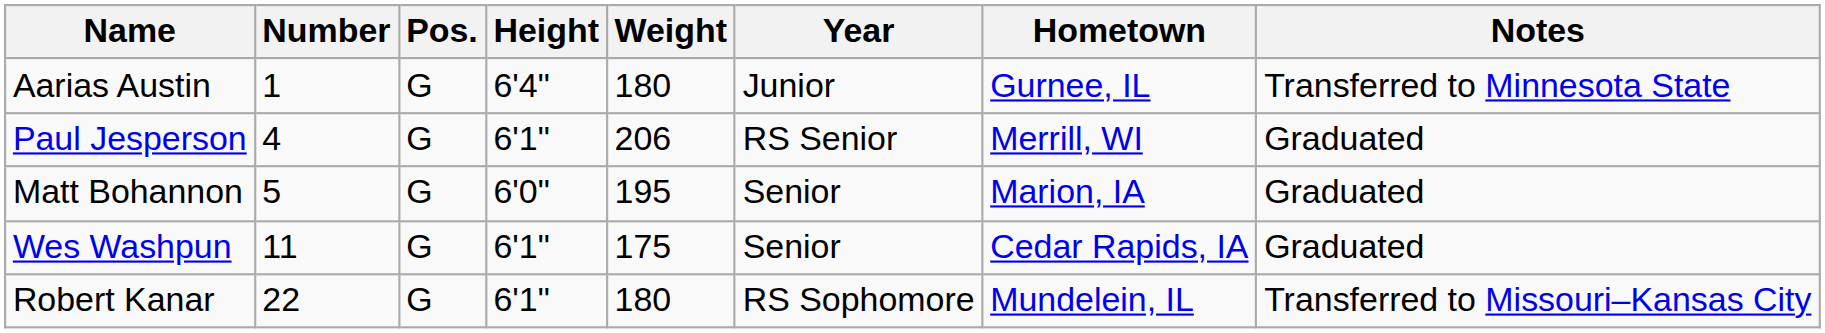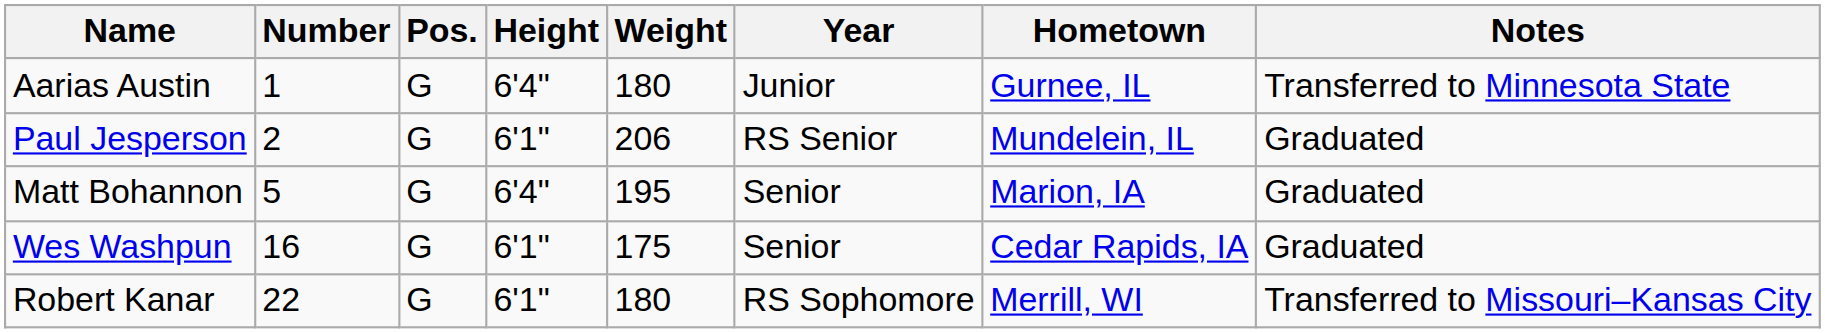(272, 138) 4 -> (272, 138) 2
(1067, 138) Merrill, WI -> (1092, 138) Mundelein, IL
(522, 192) 6'0" -> (522, 192) 6'4"
(280, 246) 11 -> (281, 246) 16
(1092, 300) Mundelein, IL -> (1067, 300) Merrill, WI
